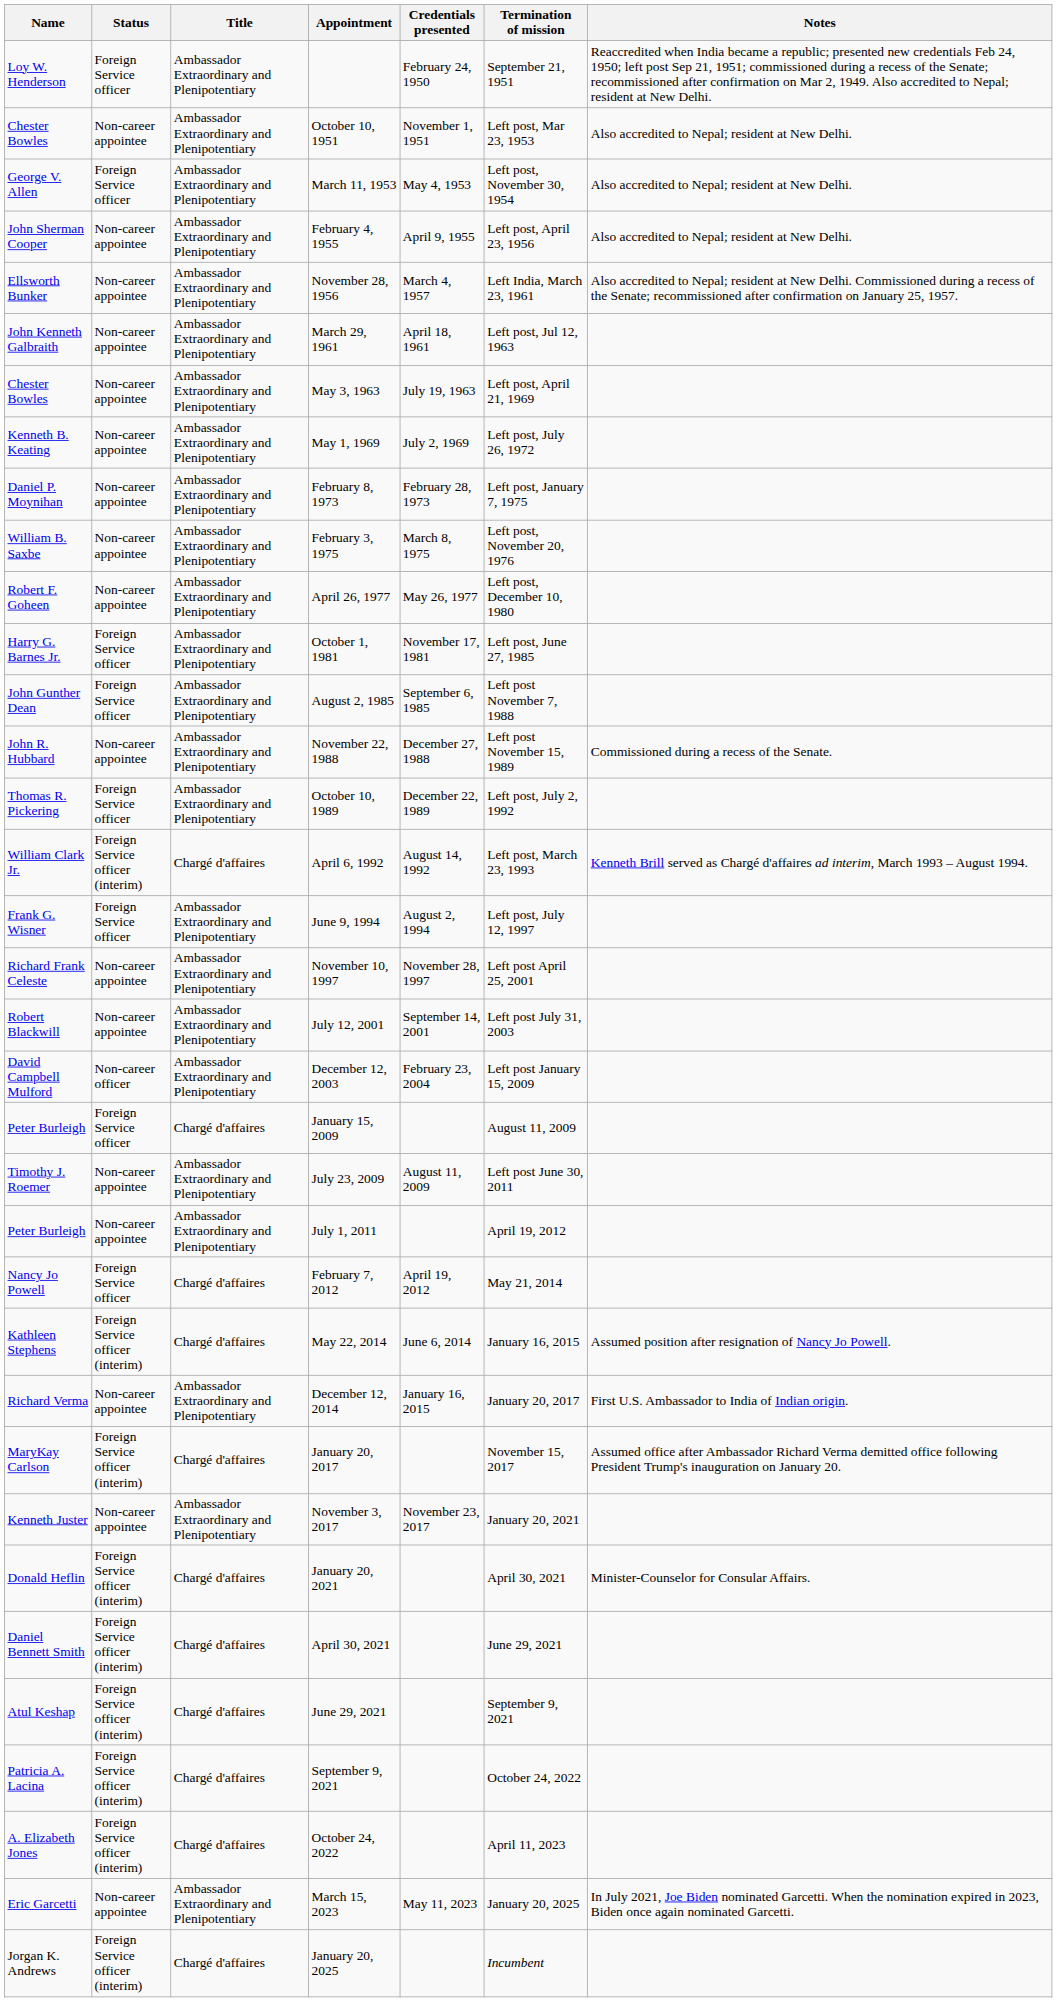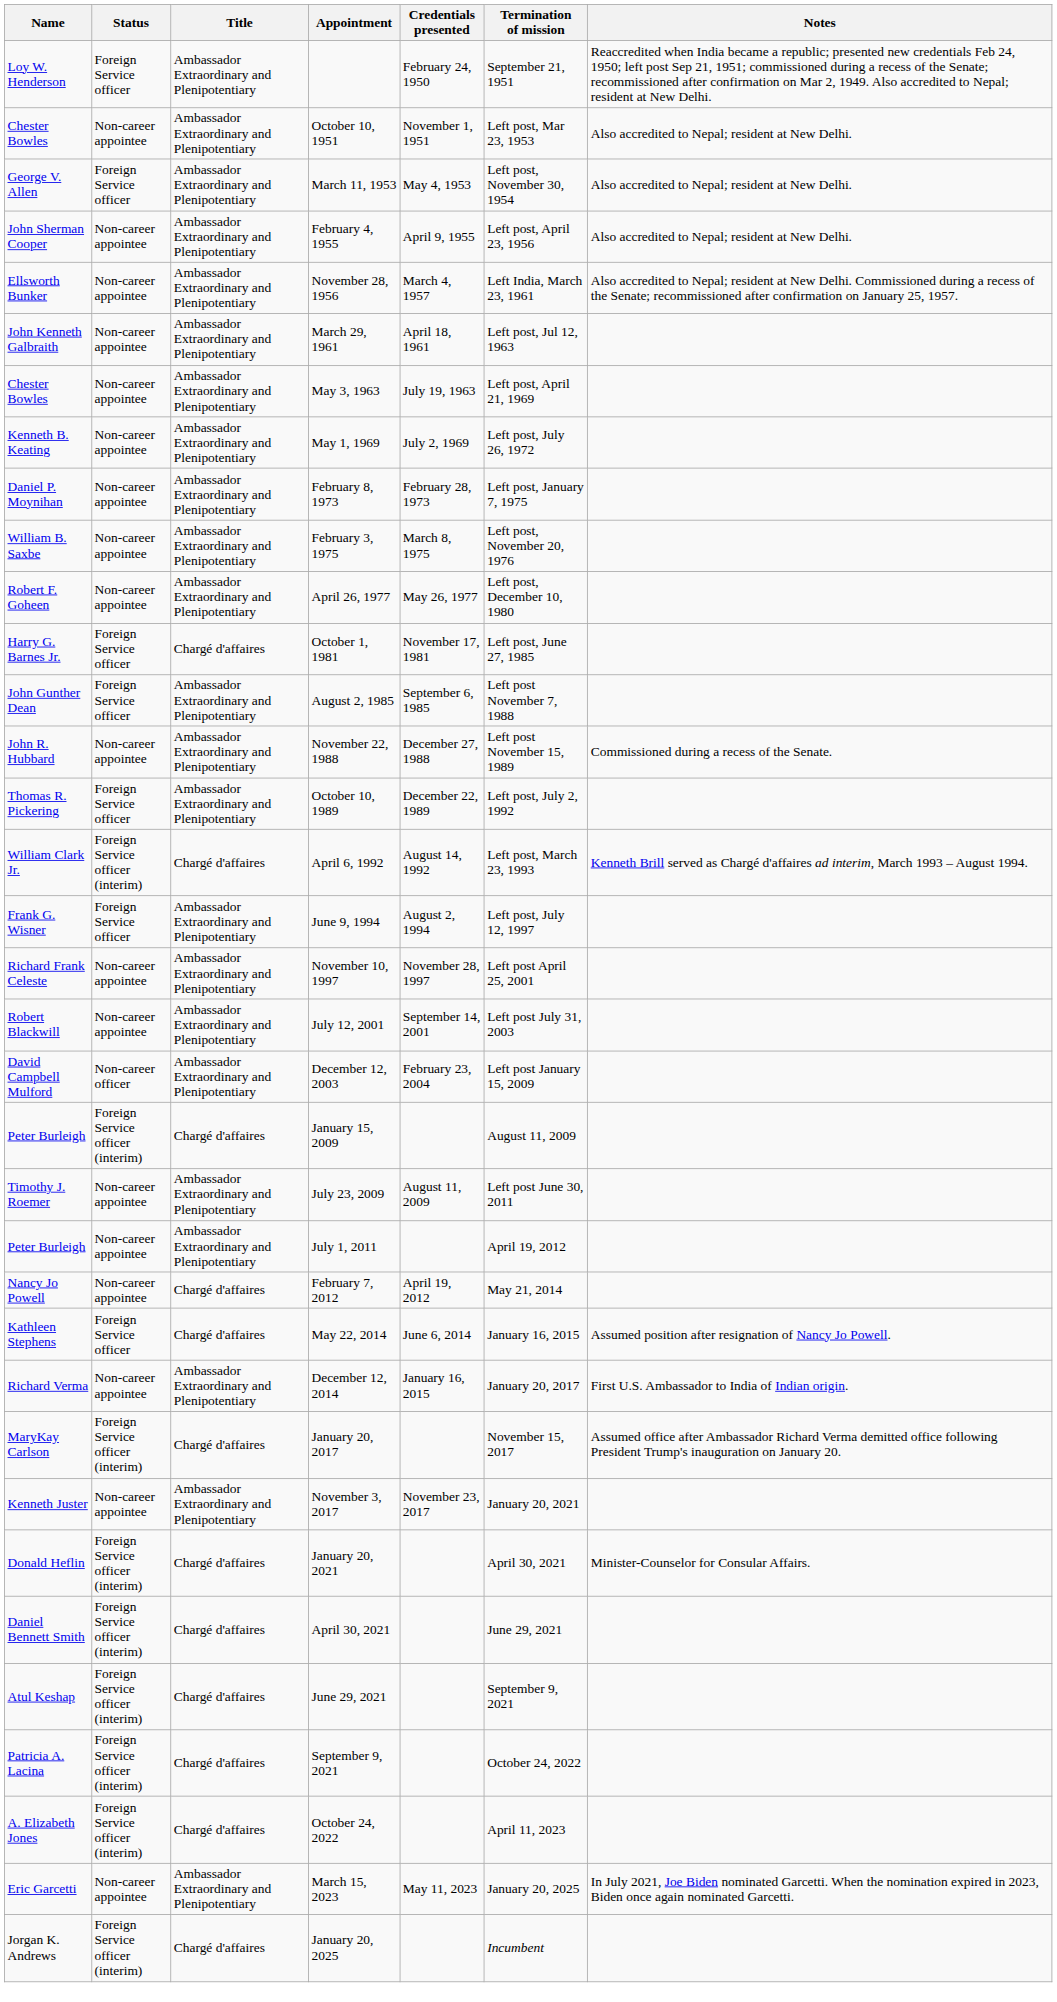(222, 648) Ambassador Extraordinary and Plenipotentiary -> (219, 648) Chargé d'affaires
(115, 1128) Foreign Service officer -> (118, 1135) Foreign Service officer (interim)
(115, 1282) Foreign Service officer -> (125, 1290) Non-career appointee
(118, 1341) Foreign Service officer (interim) -> (115, 1334) Foreign Service officer
